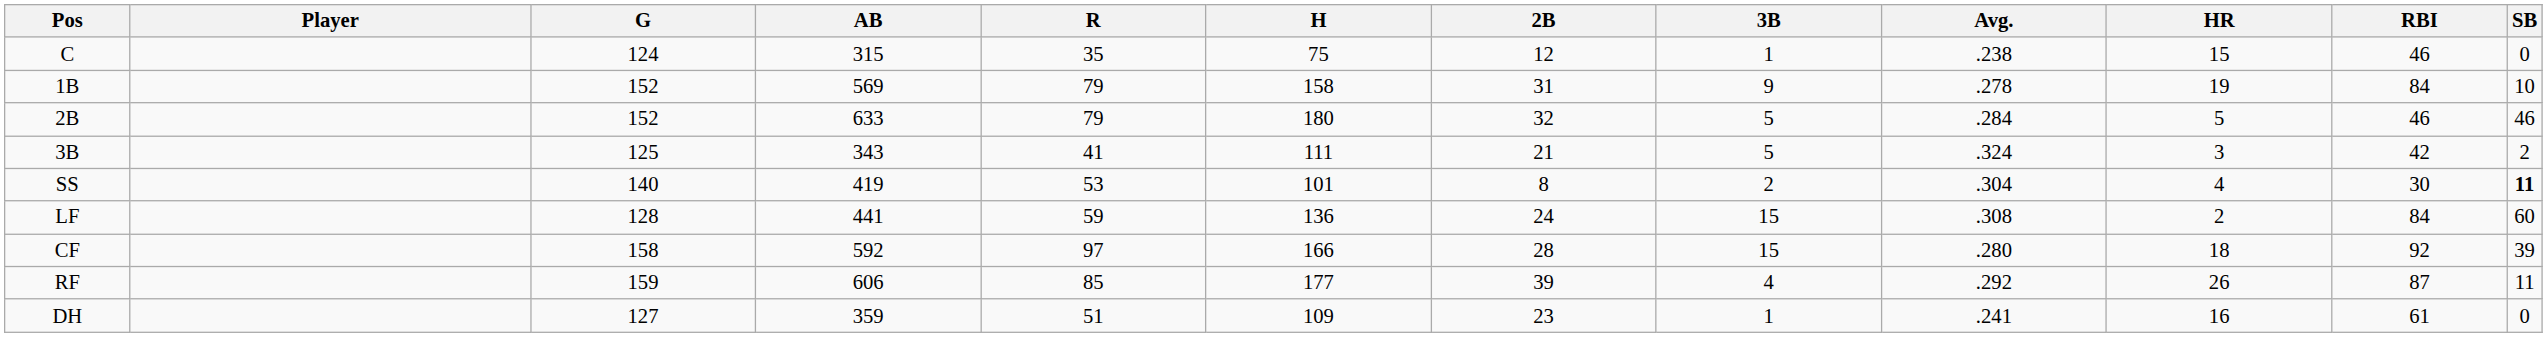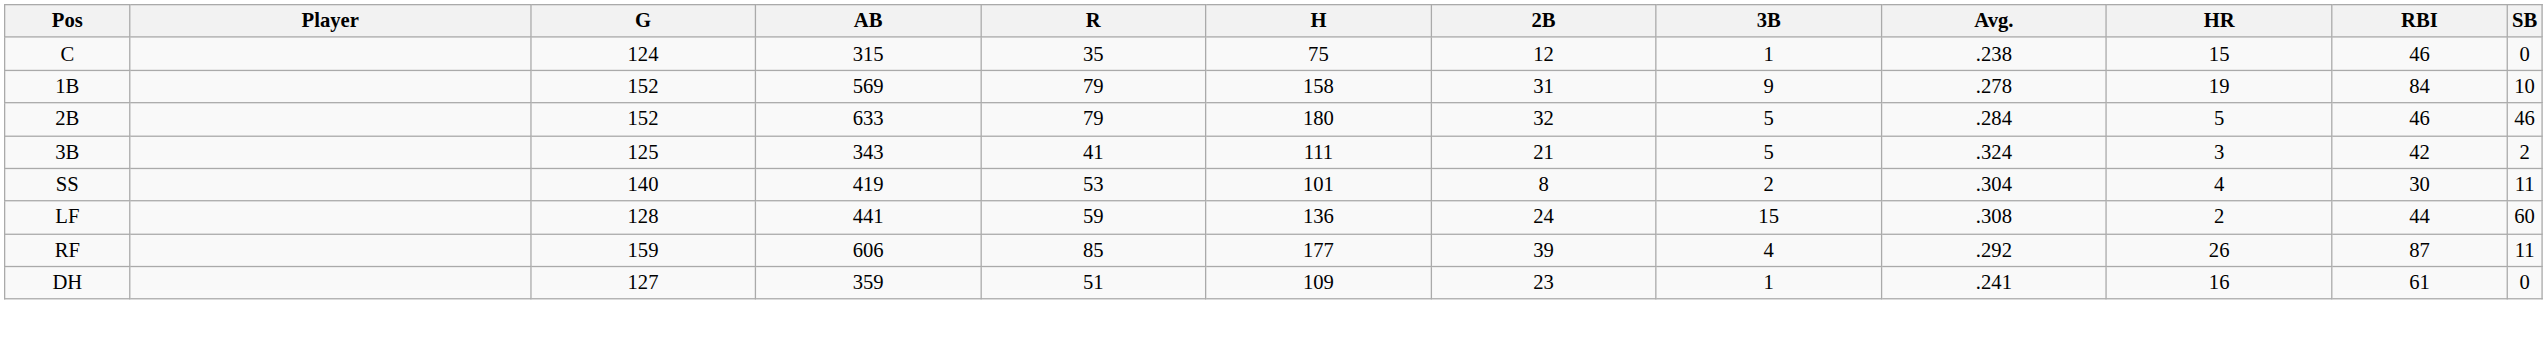(2525, 184) bold -> (2525, 184) normal
(2419, 217) 84 -> (2419, 217) 44
- row: (67, 250)
